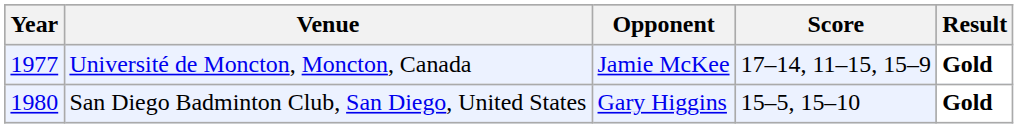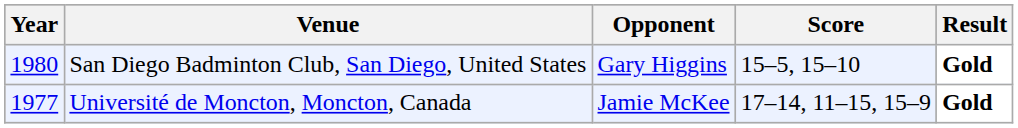rows swapped: (270, 64) <-> (328, 103)
